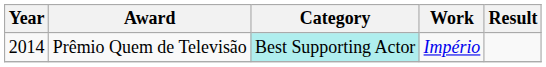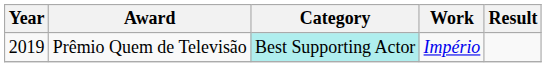(27, 47) 2014 -> (27, 47) 2019
